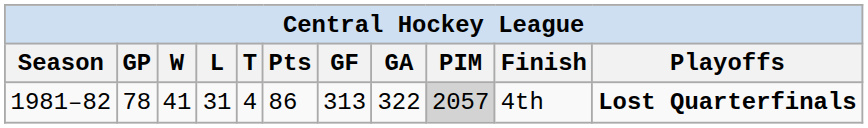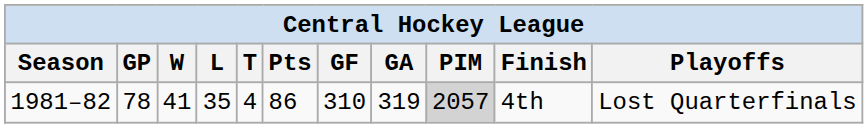(217, 102) 31 -> (217, 102) 35
(345, 102) 313 -> (345, 102) 310
(399, 102) 322 -> (399, 102) 319
(727, 102) bold -> (727, 102) normal
